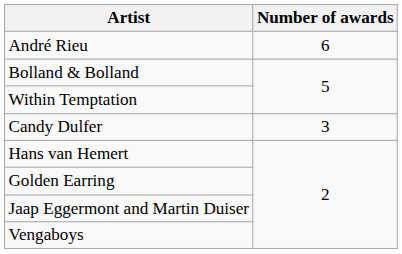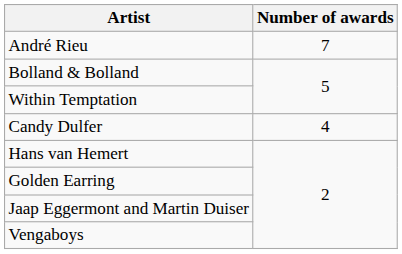(325, 45) 6 -> (325, 45) 7
(325, 126) 3 -> (325, 126) 4
